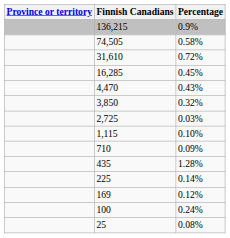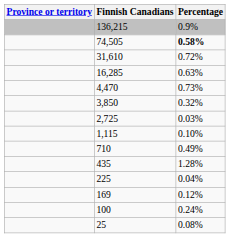(190, 42) normal -> (191, 42) bold
(190, 73) 0.45% -> (190, 73) 0.63%
(190, 88) 0.43% -> (190, 88) 0.73%
(190, 149) 0.09% -> (190, 149) 0.49%
(190, 179) 0.14% -> (190, 179) 0.04%
